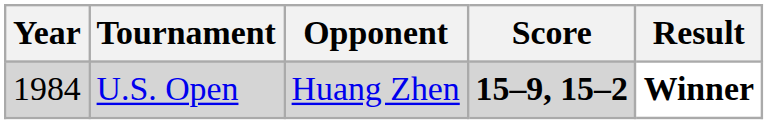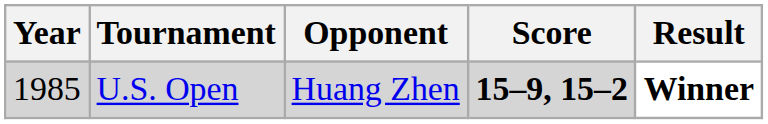(47, 88) 1984 -> (47, 88) 1985
